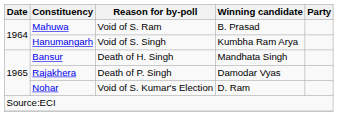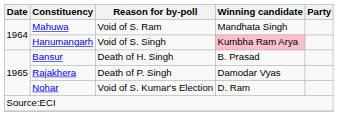(239, 27) B. Prasad -> (252, 27) Mandhata Singh
(258, 42) no background -> (258, 42) pink background
(252, 57) Mandhata Singh -> (239, 57) B. Prasad
